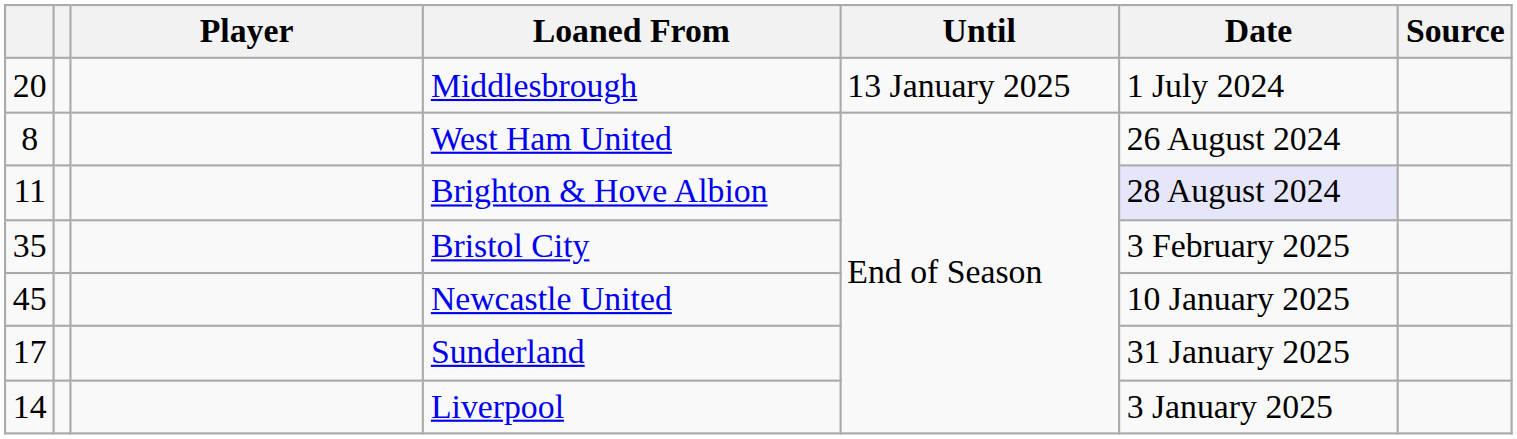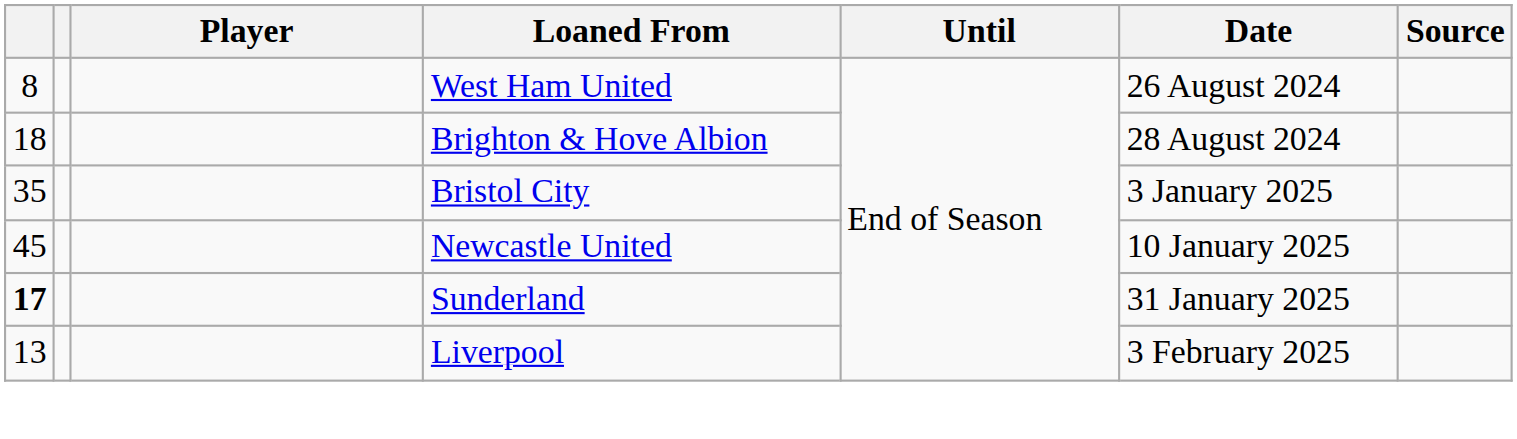- row: (534, 84)
(30, 191) 11 -> (30, 138) 18
(1234, 191) lavender background -> (1234, 138) no background
(1238, 245) 3 February 2025 -> (1230, 191) 3 January 2025
(30, 352) normal -> (30, 298) bold
(30, 406) 14 -> (30, 352) 13
(1230, 406) 3 January 2025 -> (1238, 352) 3 February 2025
